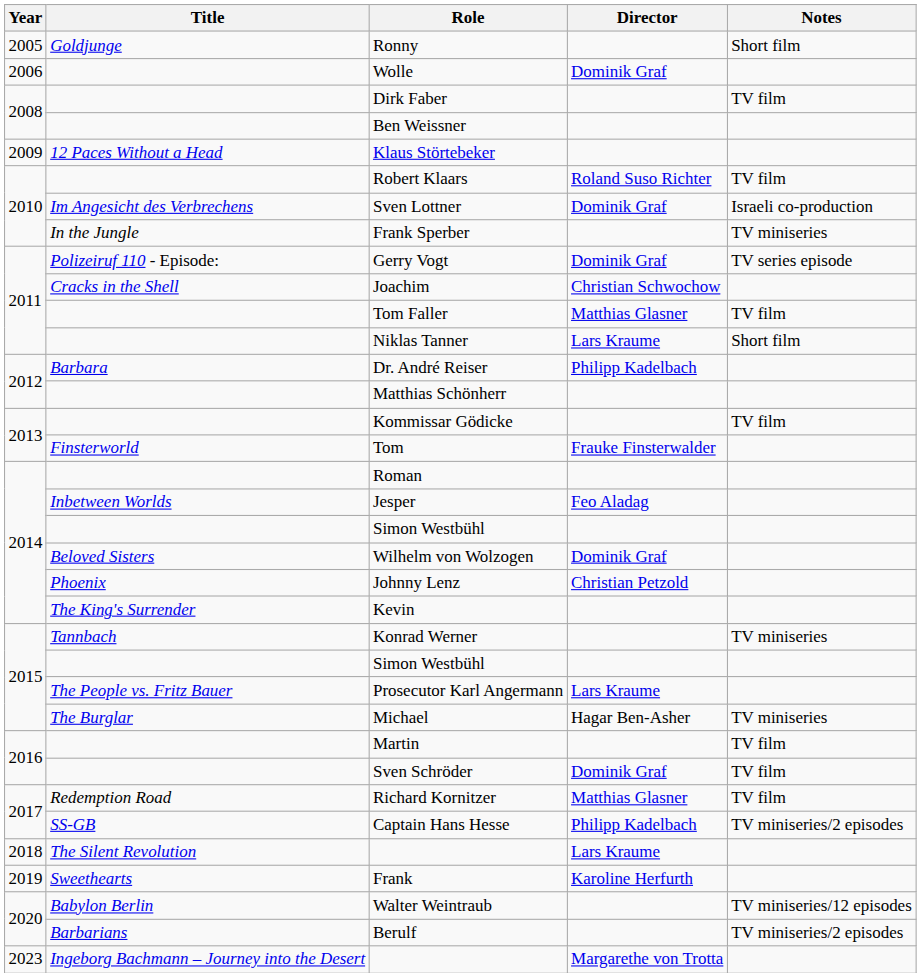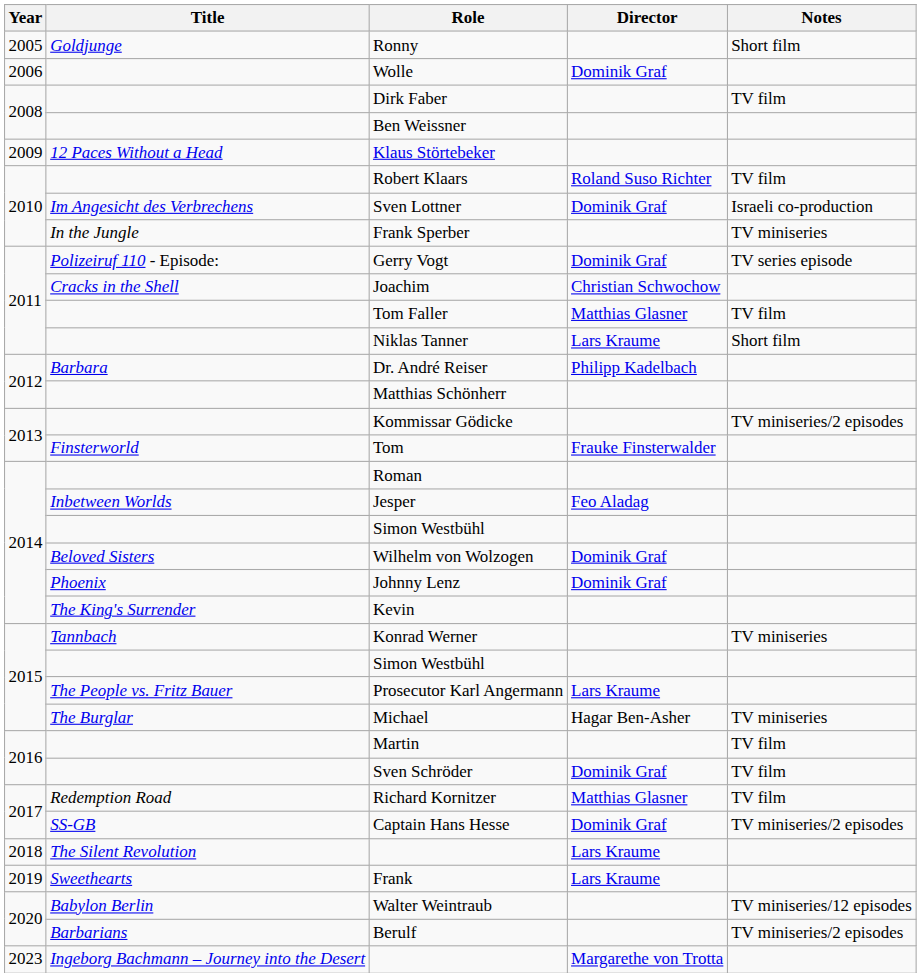(759, 421) TV film -> (817, 421) TV miniseries/2 episodes
(630, 582) Christian Petzold -> (619, 582) Dominik Graf
(634, 824) Philipp Kadelbach -> (619, 824) Dominik Graf
(632, 878) Karoline Herfurth -> (616, 878) Lars Kraume
